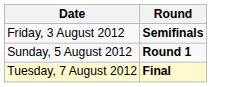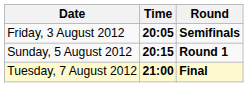+ column: (158, 14)
